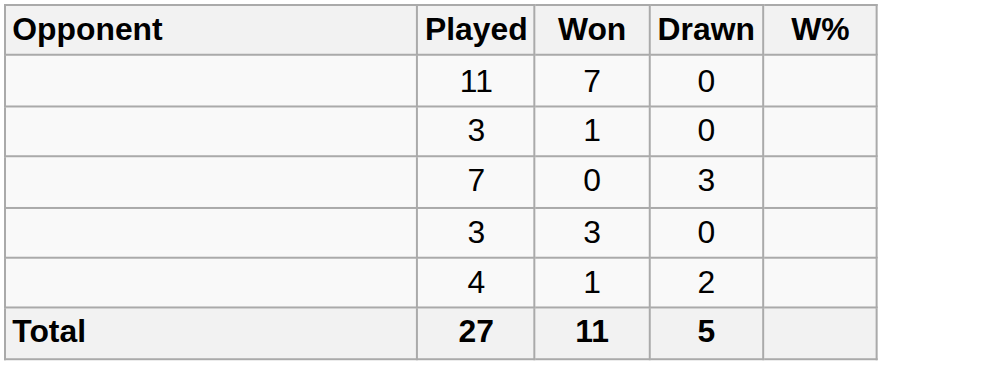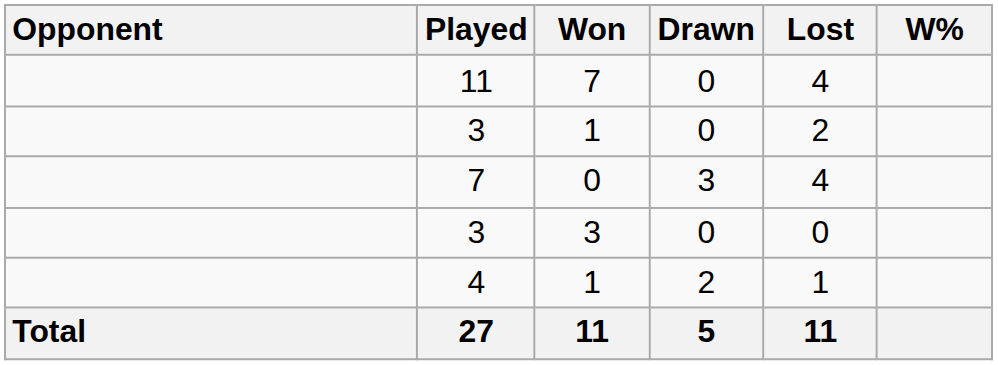+ column: (820, 29)
